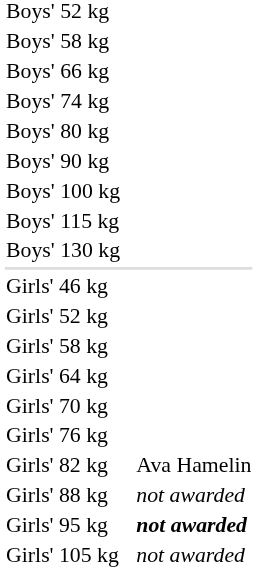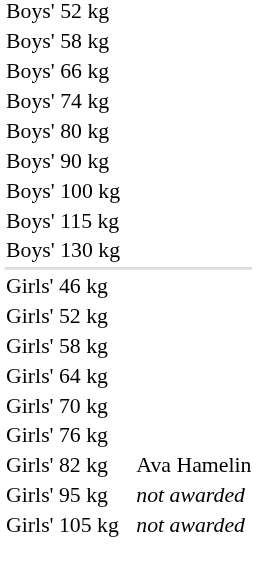- row: (57, 495)
(192, 525) bold -> (191, 495) normal
